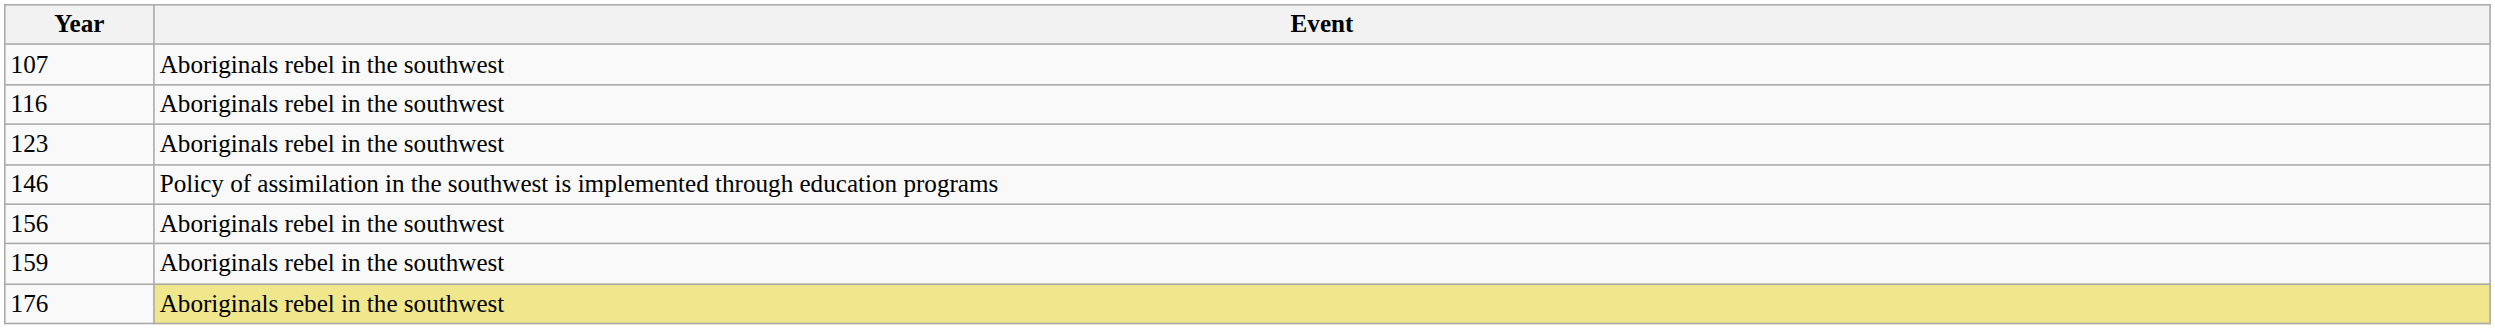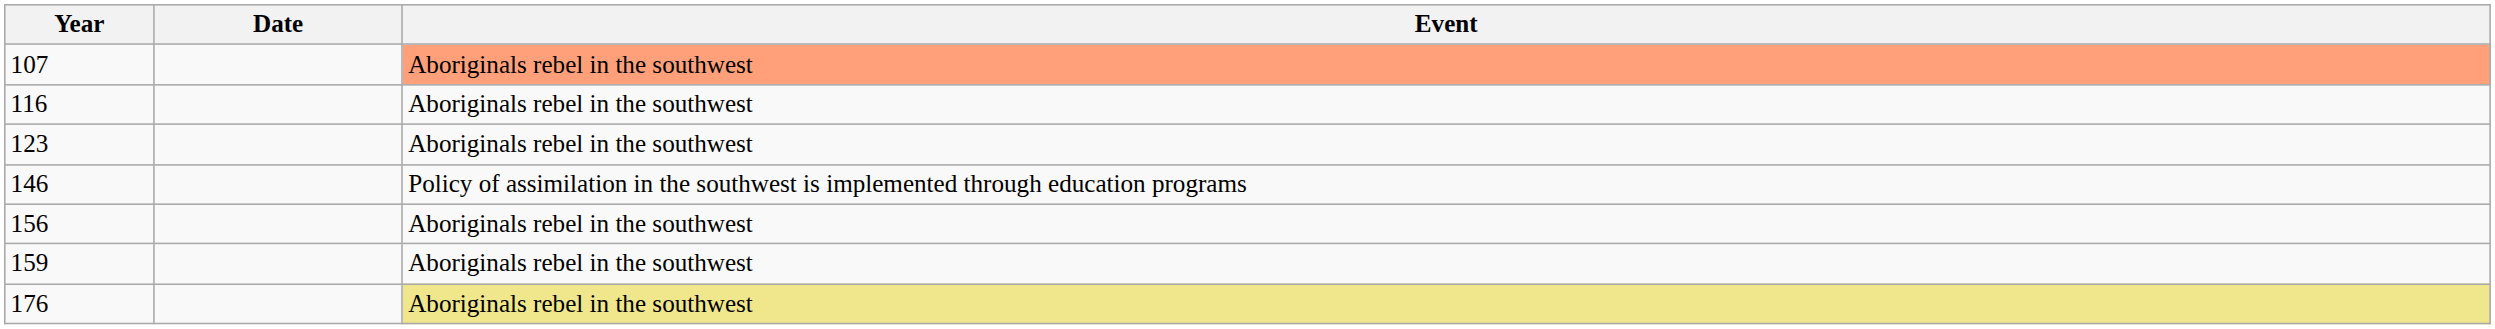+ column: (278, 24)
(332, 64) no background -> (581, 64) lightsalmon background
